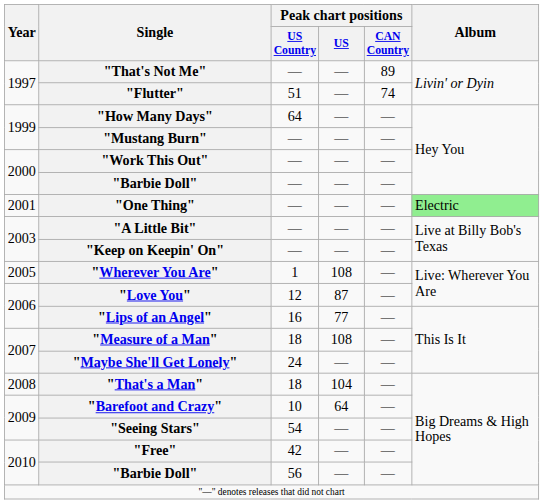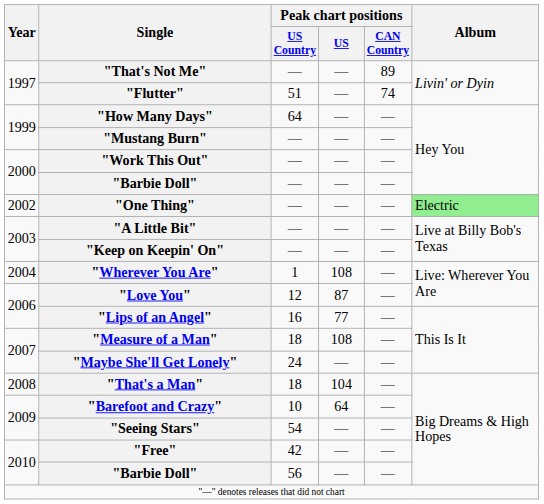(22, 205) 2001 -> (22, 205) 2002
(22, 272) 2005 -> (22, 272) 2004
